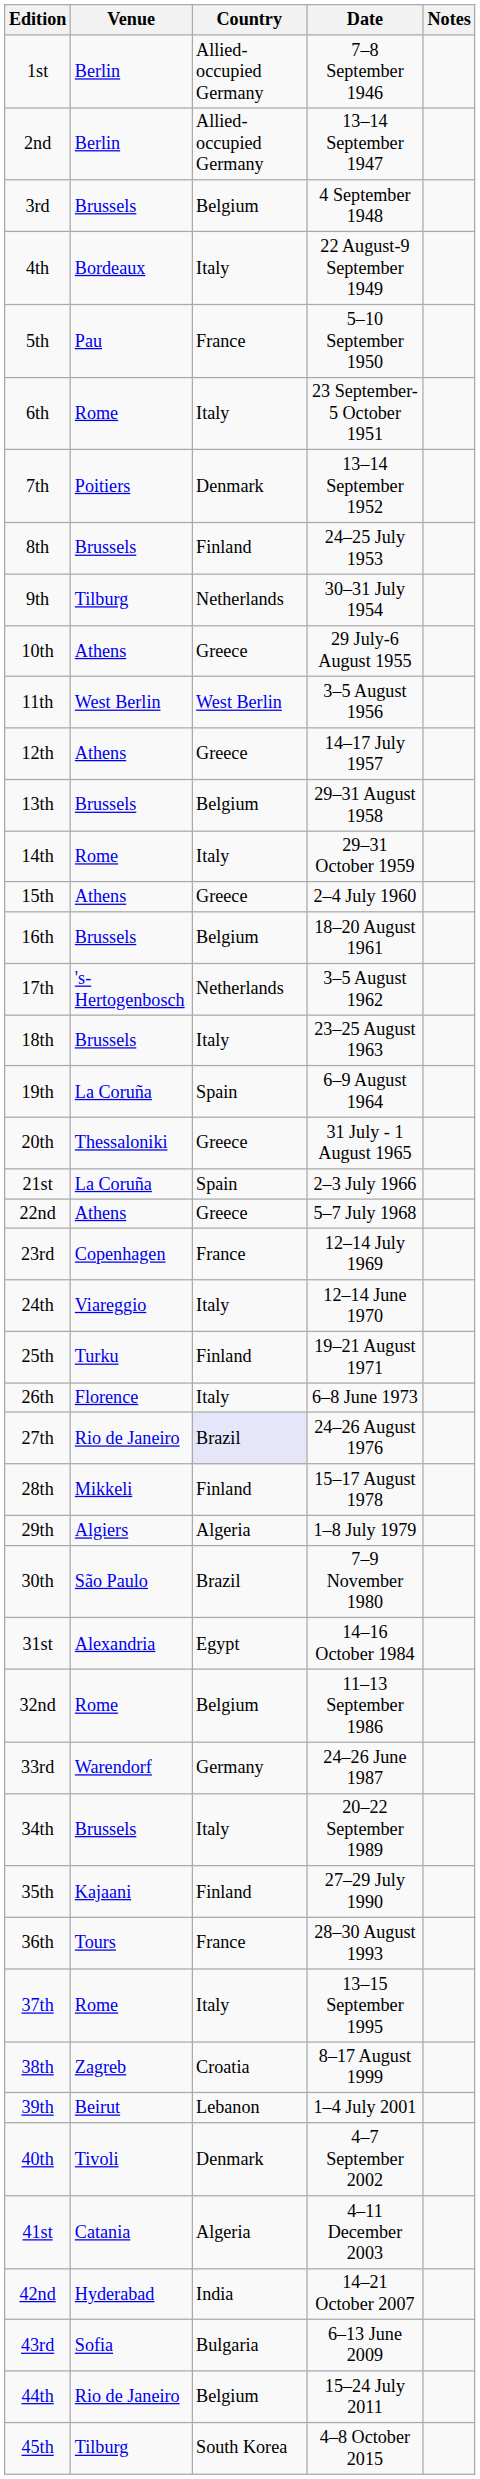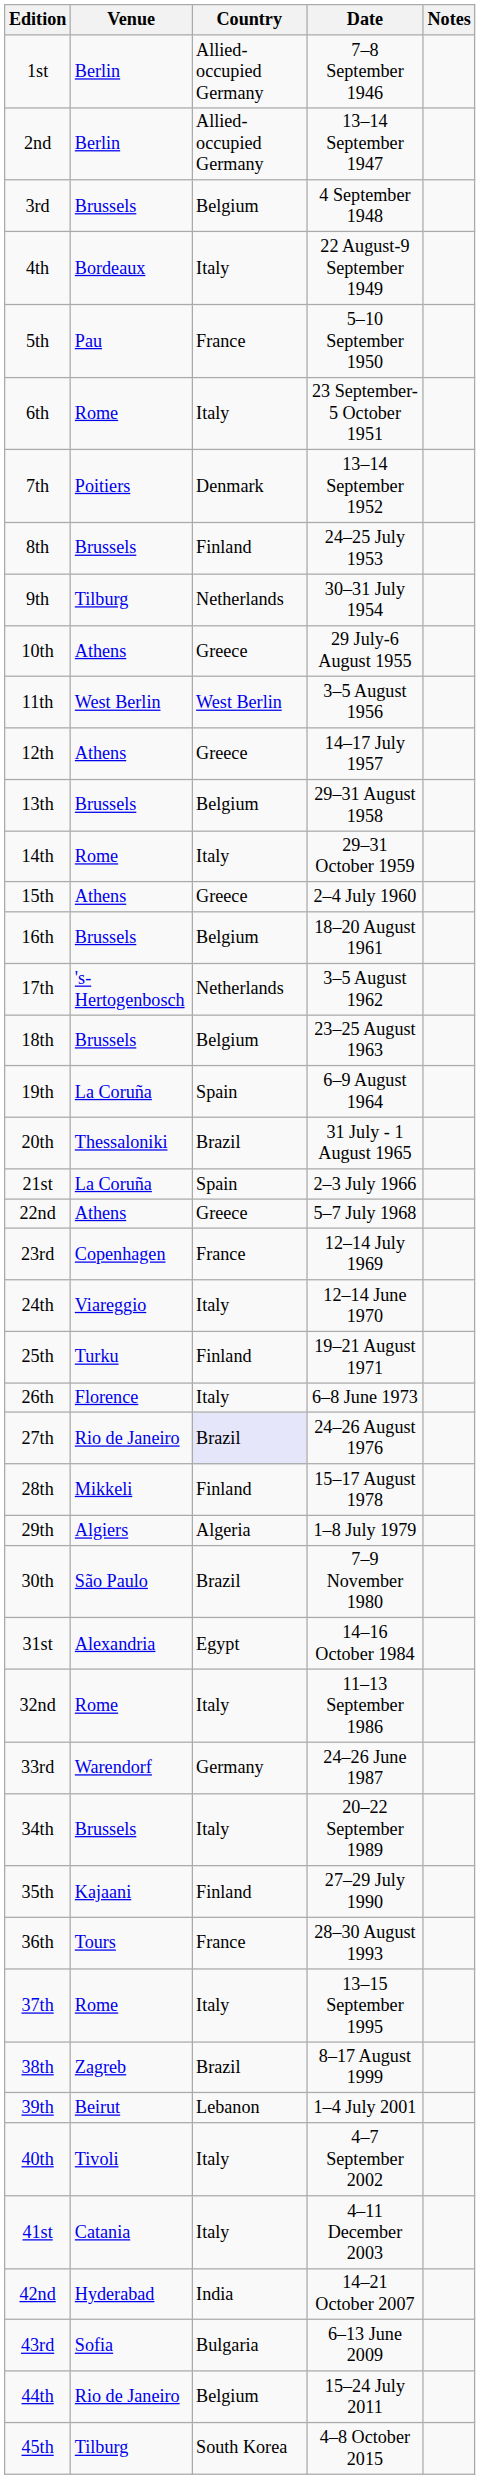(213, 1040) Italy -> (227, 1040) Belgium
(222, 1143) Greece -> (218, 1143) Brazil
(227, 1705) Belgium -> (213, 1705) Italy
(223, 2067) Croatia -> (218, 2067) Brazil
(230, 2159) Denmark -> (213, 2159) Italy
(223, 2232) Algeria -> (213, 2232) Italy
